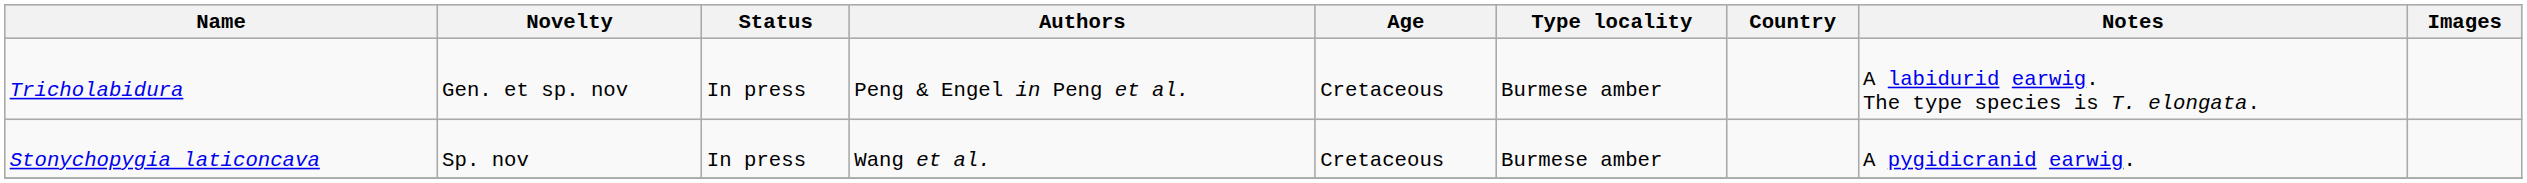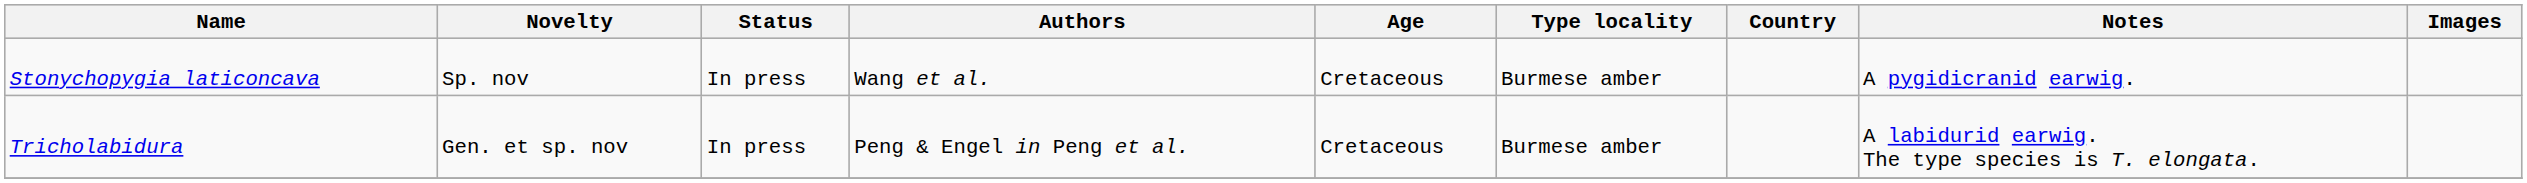rows swapped: (165, 161) <-> (97, 91)
